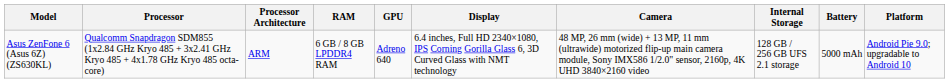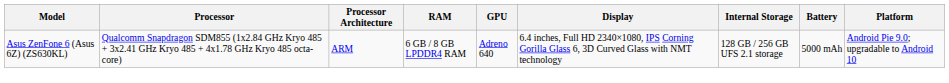- column: (656, 17)
